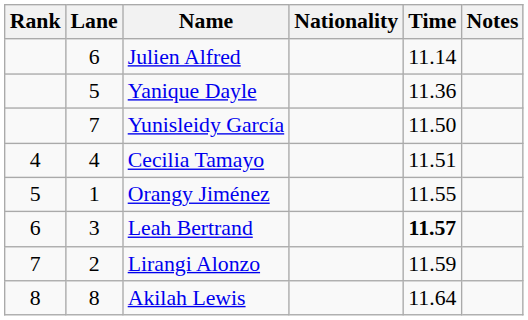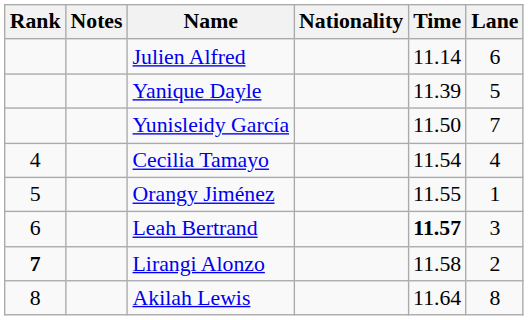columns swapped: (94, 21) <-> (492, 21)
(432, 90) 11.36 -> (437, 90) 11.39
(432, 159) 11.51 -> (437, 159) 11.54
(35, 263) normal -> (35, 263) bold
(432, 263) 11.59 -> (437, 263) 11.58
